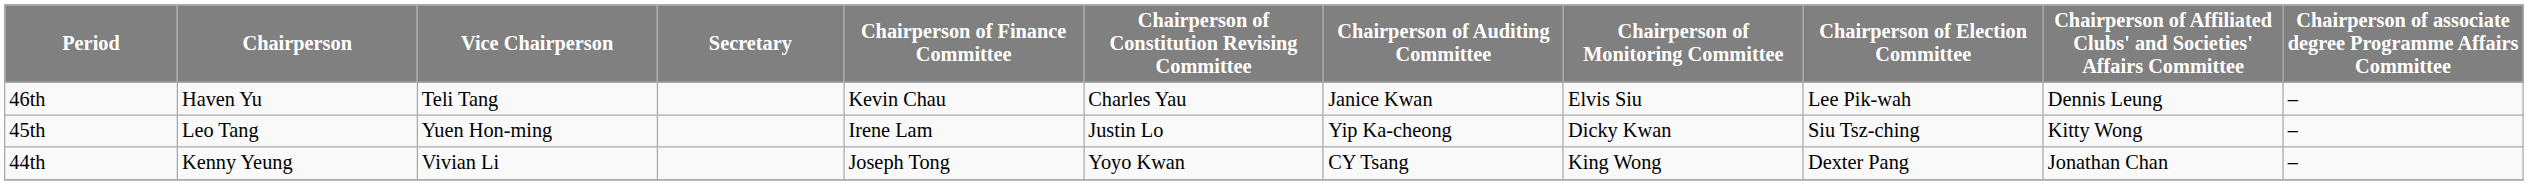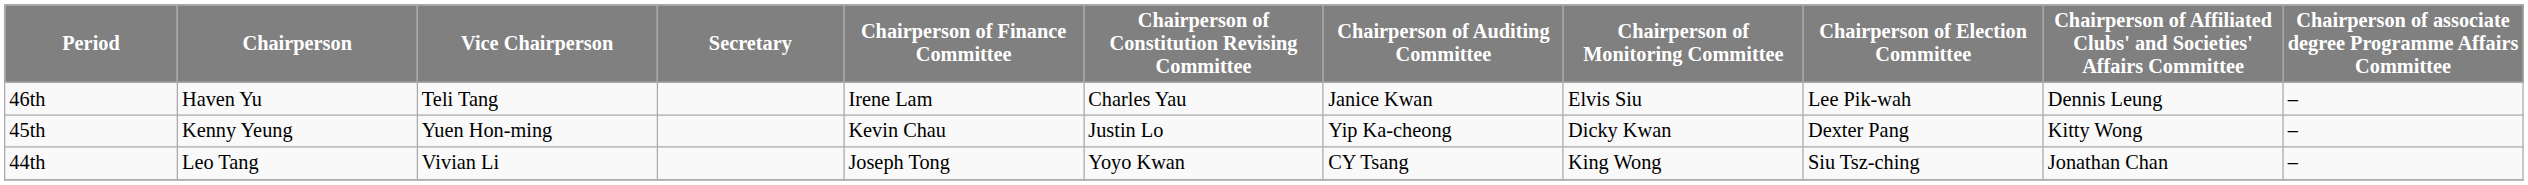(897, 98) Kevin Chau -> (890, 98) Irene Lam
(220, 130) Leo Tang -> (237, 130) Kenny Yeung
(890, 130) Irene Lam -> (897, 130) Kevin Chau
(1864, 130) Siu Tsz-ching -> (1858, 130) Dexter Pang
(237, 163) Kenny Yeung -> (220, 163) Leo Tang
(1858, 163) Dexter Pang -> (1864, 163) Siu Tsz-ching
